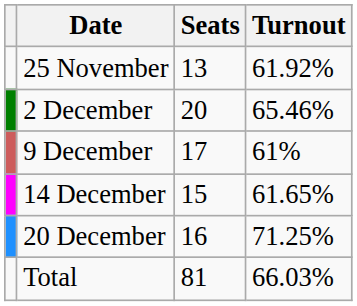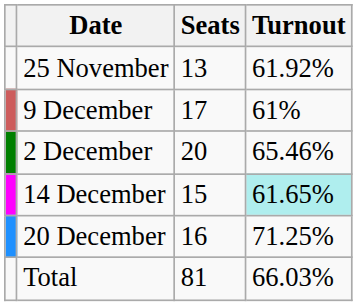rows swapped: (88, 109) <-> (88, 151)
(293, 194) no background -> (293, 194) paleturquoise background
